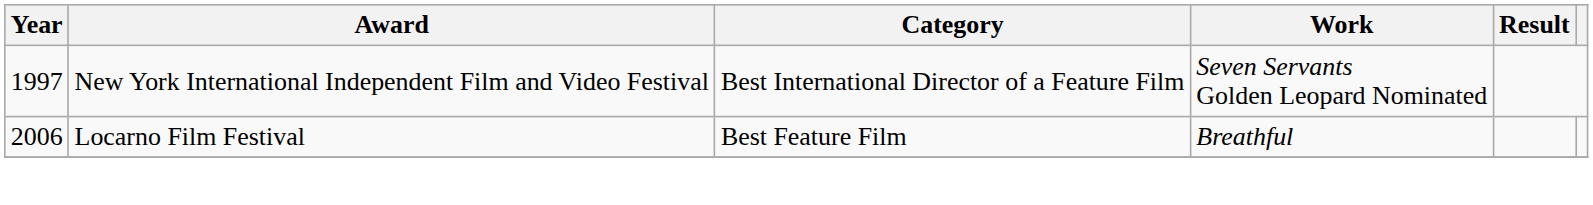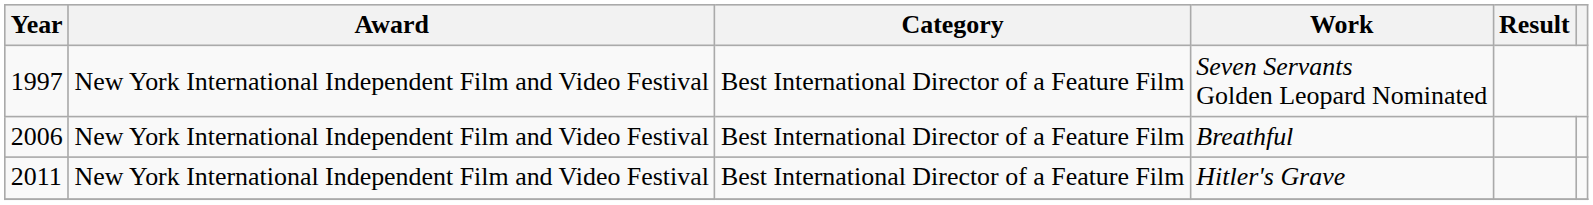(190, 136) Locarno Film Festival -> (392, 136) New York International Independent Film and Video Festival
(814, 136) Best Feature Film -> (953, 136) Best International Director of a Feature Film
+ row: (1271, 177)
